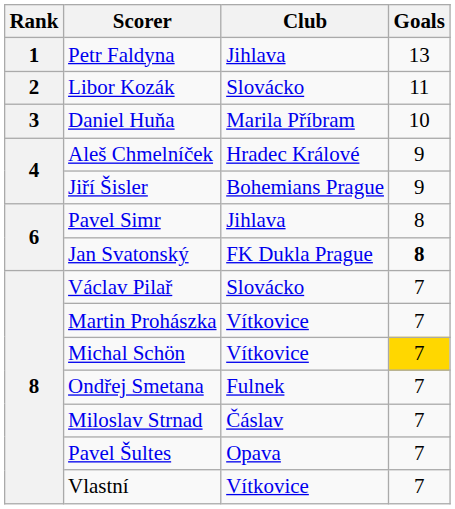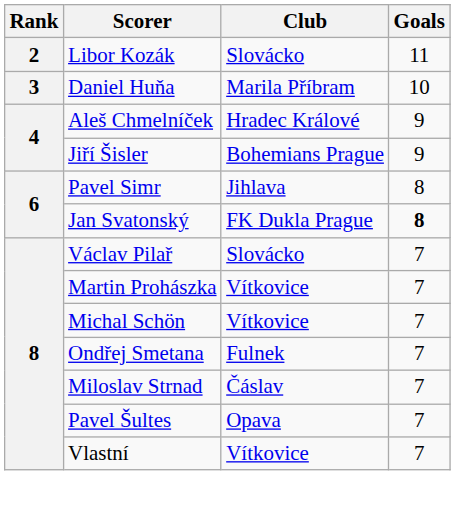- row: (121, 54)
(419, 353) gold background -> (419, 320) no background
